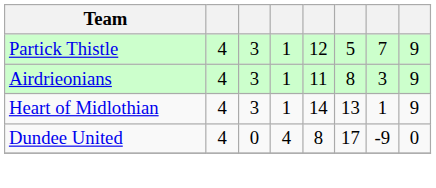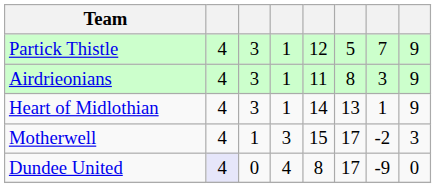+ row: (53, 138)
(222, 138) no background -> (222, 167) lavender background
